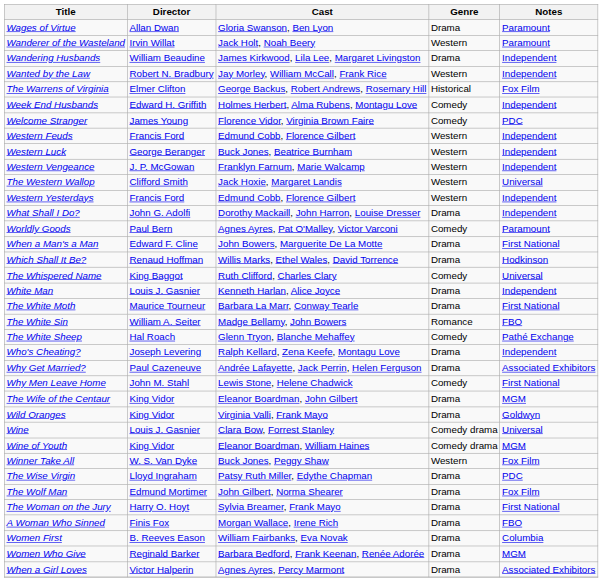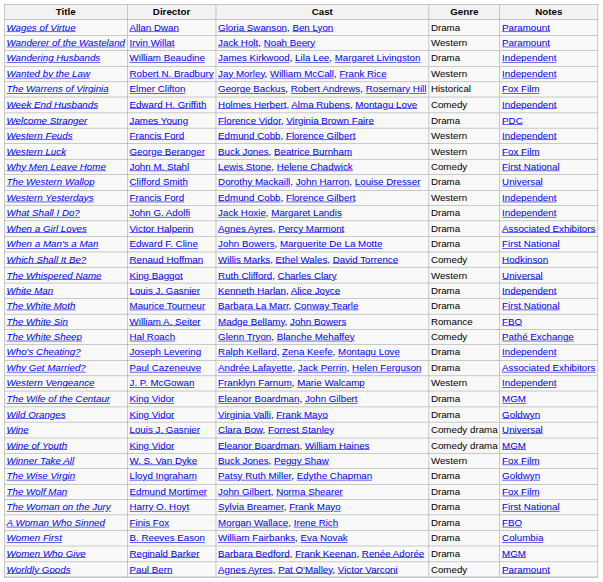(449, 120) Comedy -> (446, 120) Drama
(529, 151) Independent -> (521, 151) Fox Film
rows swapped: (51, 167) <-> (56, 383)
(280, 182) Jack Hoxie, Margaret Landis -> (319, 182) Dorothy Mackaill, John Harron, Louise Dresser
(449, 182) Western -> (446, 182) Drama
(319, 213) Dorothy Mackaill, John Harron, Louise Dresser -> (280, 213) Jack Hoxie, Margaret Landis
rows swapped: (47, 569) <-> (39, 228)
(446, 259) Drama -> (449, 259) Comedy
(449, 275) Comedy -> (449, 275) Western
(512, 476) PDC -> (521, 476) Goldwyn
